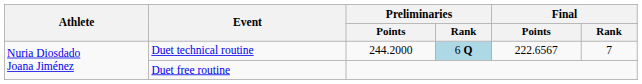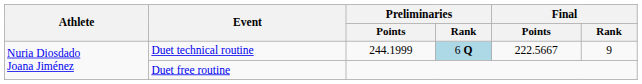(391, 51) 244.2000 -> (391, 51) 244.1999
(536, 51) 222.6567 -> (536, 51) 222.5667
(609, 51) 7 -> (609, 51) 9
